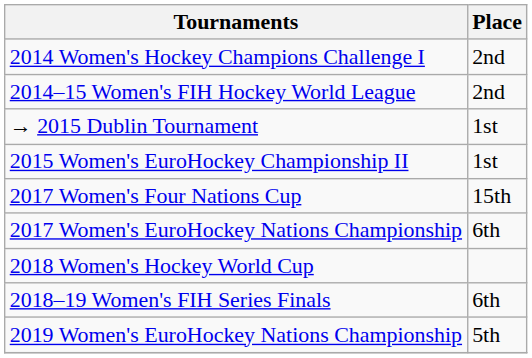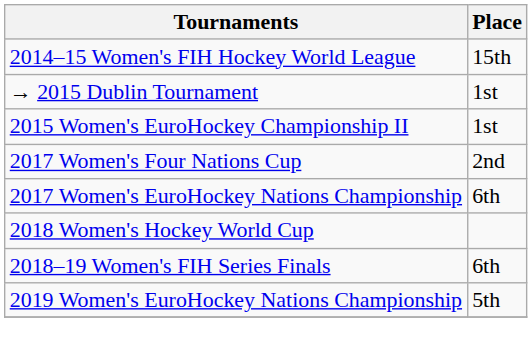- row: (217, 56)
(489, 91) 2nd -> (492, 56) 15th
(492, 195) 15th -> (489, 160) 2nd
